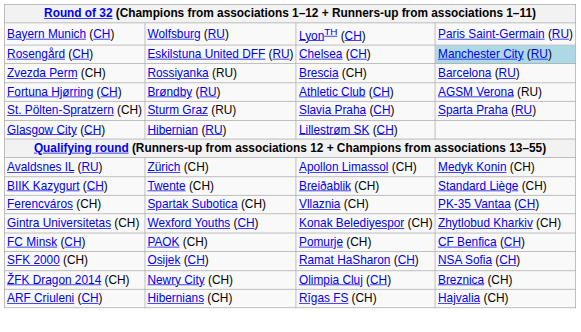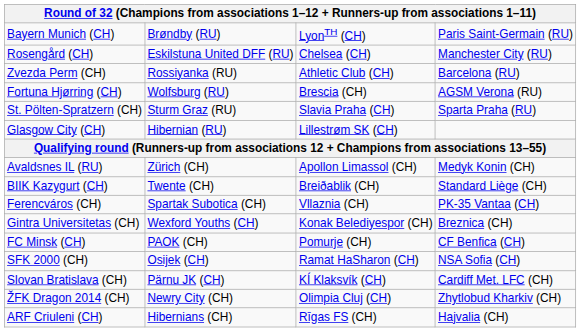(188, 34) Wolfsburg (RU) -> (184, 34) Brøndby (RU)
(495, 54) lightblue background -> (495, 54) no background
(333, 73) Brescia (CH) -> (346, 73) Athletic Club (CH)
(184, 92) Brøndby (RU) -> (188, 92) Wolfsburg (RU)
(346, 92) Athletic Club (CH) -> (333, 92) Brescia (CH)
(500, 223) Zhytlobud Kharkiv (CH) -> (475, 223) Breznica (CH)
+ row: (67, 279)
(475, 279) Breznica (CH) -> (500, 298) Zhytlobud Kharkiv (CH)
